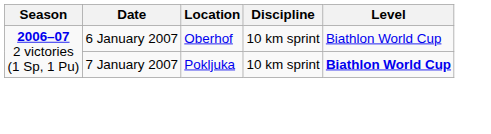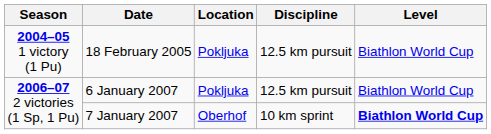+ row: (138, 51)
(209, 38) Oberhof -> (223, 90) Pokljuka
(283, 38) 10 km sprint -> (306, 90) 12.5 km pursuit
(210, 64) Pokljuka -> (222, 116) Oberhof
